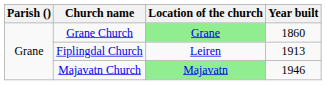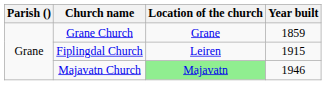(206, 32) lightgreen background -> (206, 32) no background
(293, 32) 1860 -> (293, 32) 1859
(293, 51) 1913 -> (293, 51) 1915
